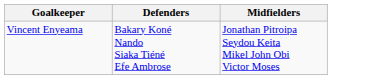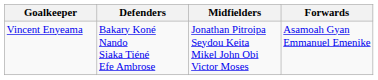+ column: (327, 13)
